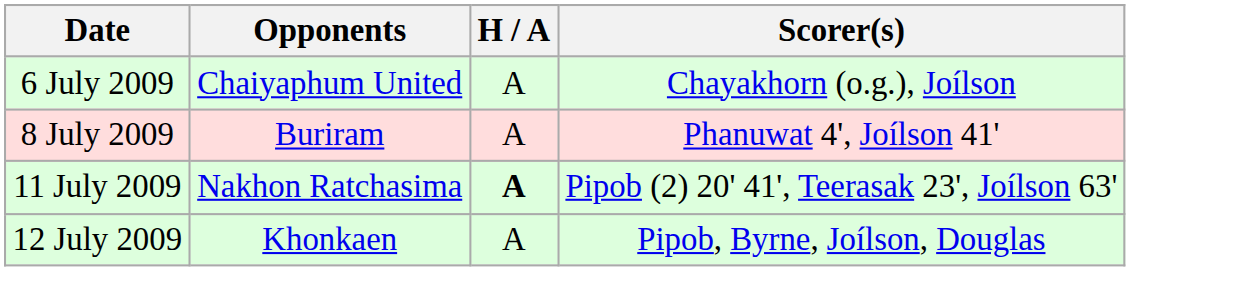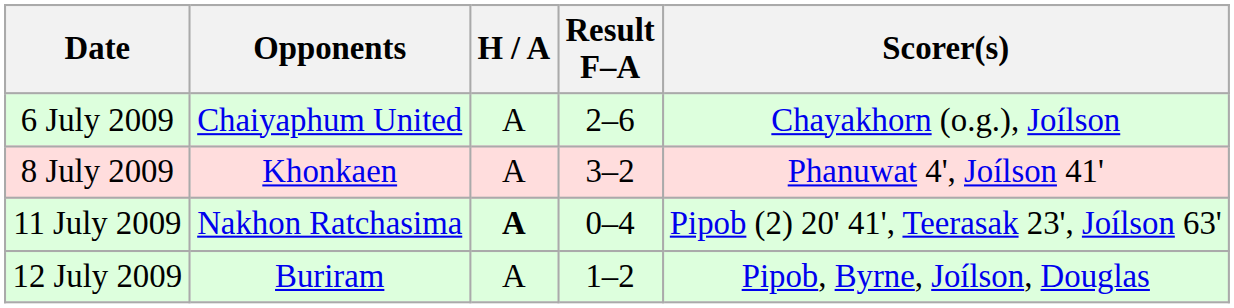+ column: (610, 48)
(330, 134) Buriram -> (330, 171) Khonkaen
(330, 238) Khonkaen -> (330, 275) Buriram
